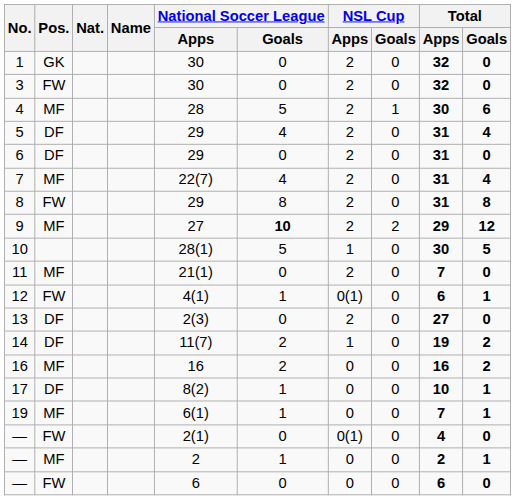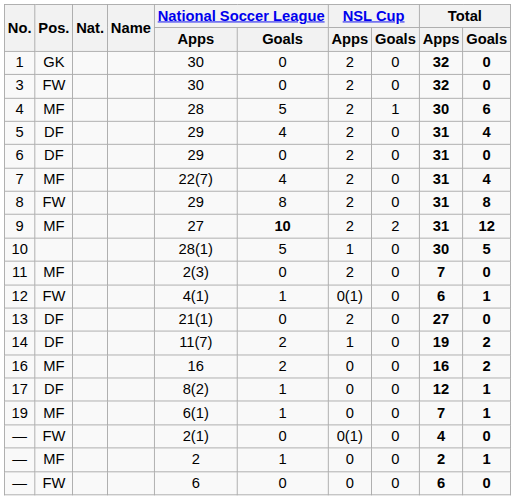(441, 226) 29 -> (441, 226) 31
(196, 272) 21(1) -> (196, 272) 2(3)
(196, 319) 2(3) -> (196, 319) 21(1)
(441, 389) 10 -> (441, 389) 12
